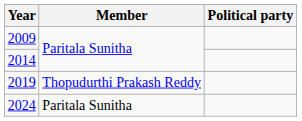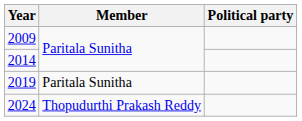(122, 82) Thopudurthi Prakash Reddy -> (87, 82) Paritala Sunitha
(87, 104) Paritala Sunitha -> (122, 104) Thopudurthi Prakash Reddy
